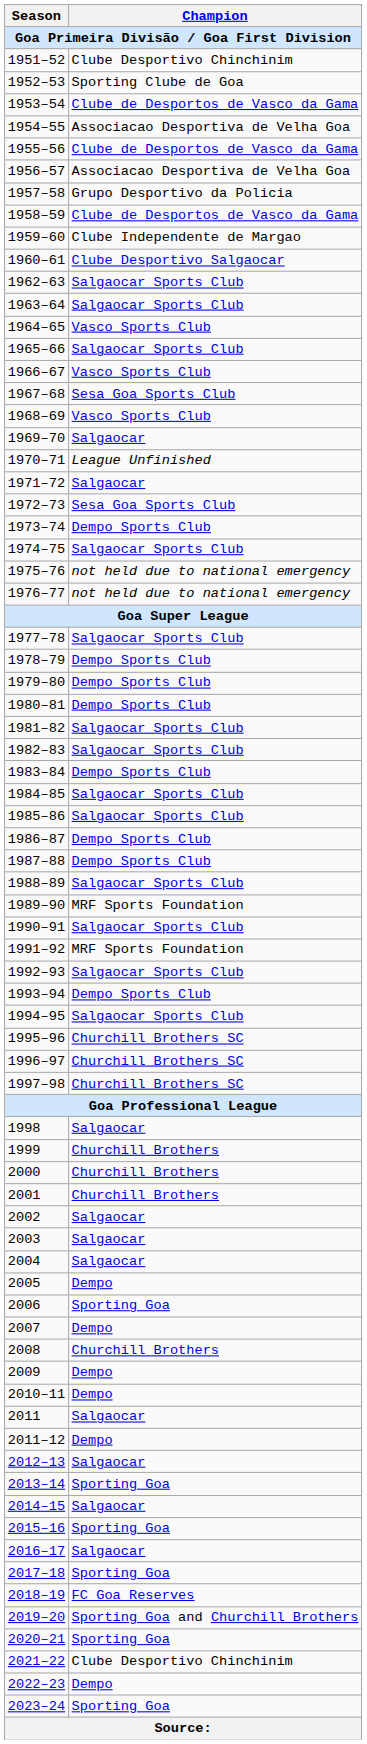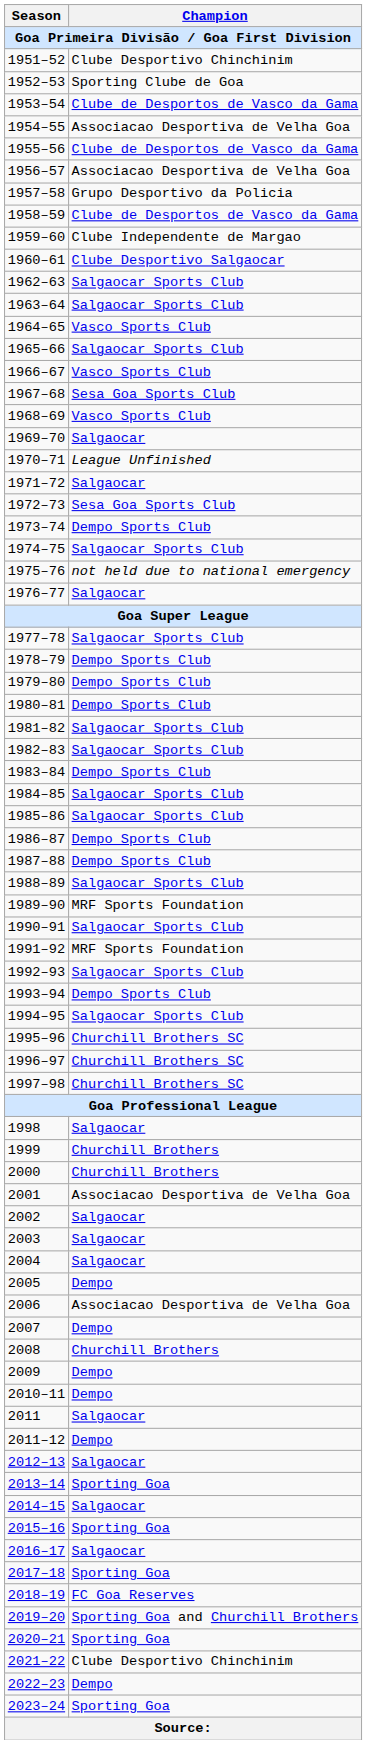(211, 594) not held due to national emergency -> (108, 594) Salgaocar
(145, 1195) Churchill Brothers -> (211, 1195) Associacao Desportiva de Velha Goa
(121, 1306) Sporting Goa -> (211, 1306) Associacao Desportiva de Velha Goa
